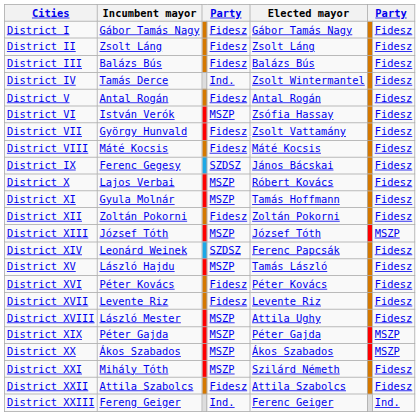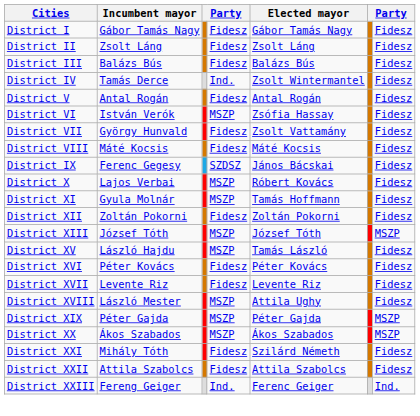- row: (44, 250)
(222, 369) MSZP -> (228, 352) Fidesz
